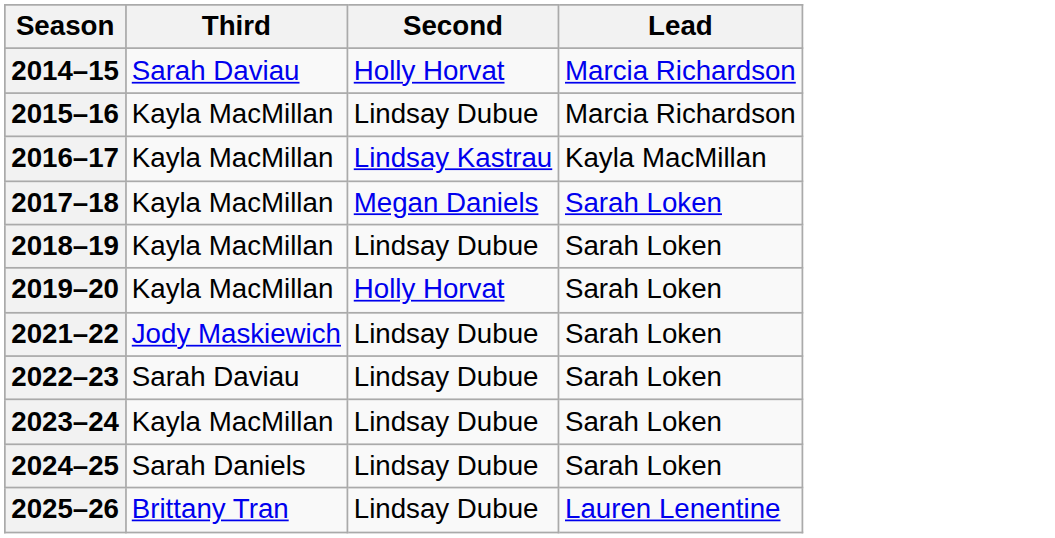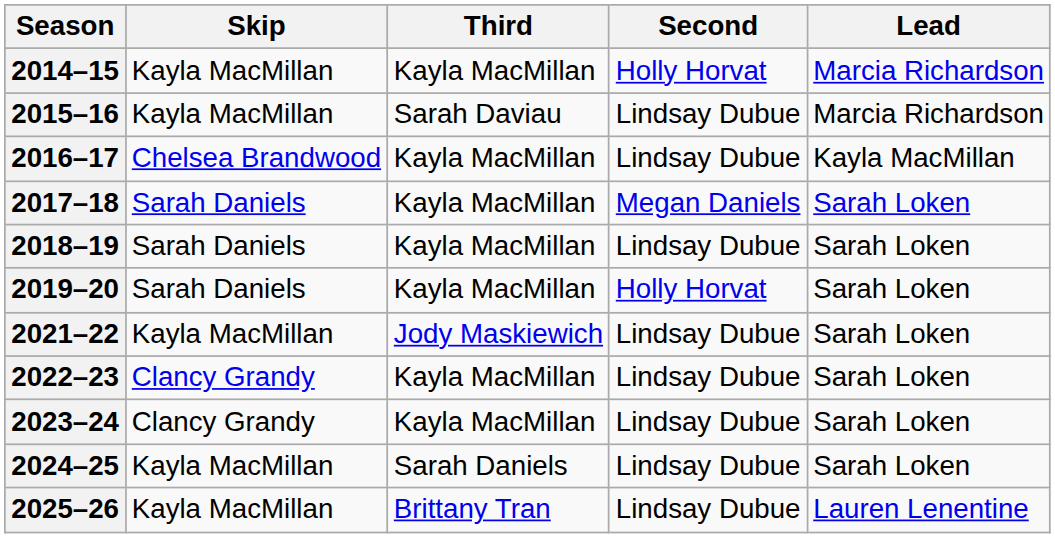+ column: (256, 26)
(216, 70) Sarah Daviau -> (495, 70) Kayla MacMillan
(233, 114) Kayla MacMillan -> (478, 114) Sarah Daviau
(453, 158) Lindsay Kastrau -> (708, 158) Lindsay Dubue
(216, 377) Sarah Daviau -> (495, 377) Kayla MacMillan
